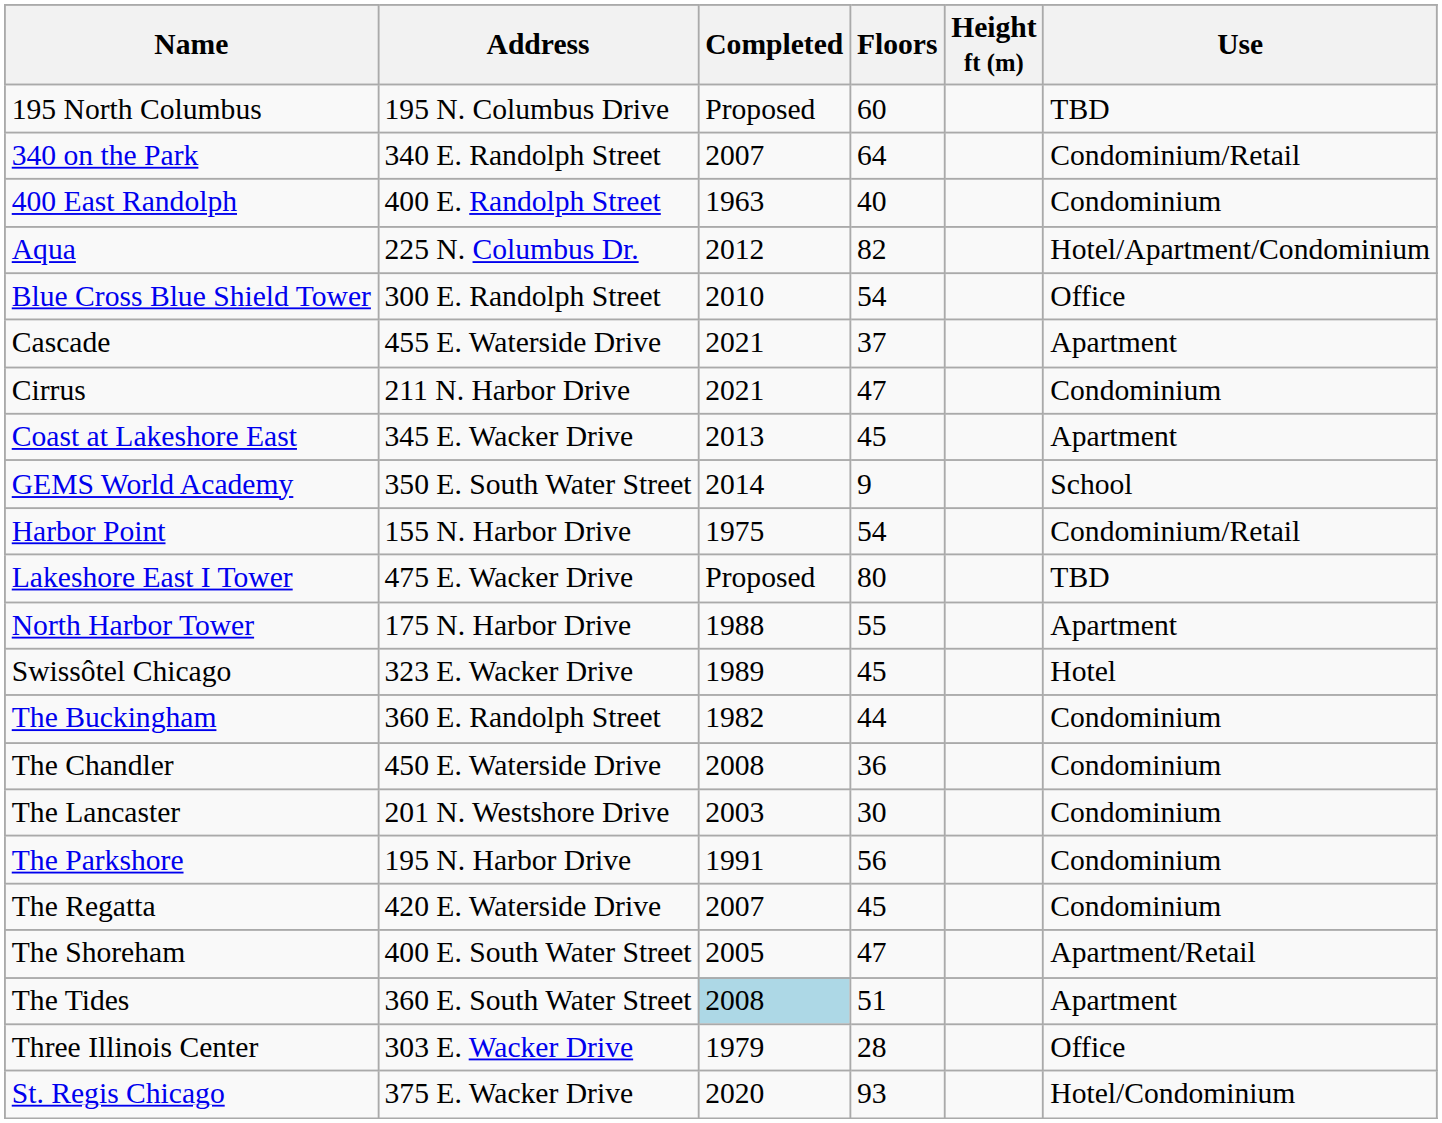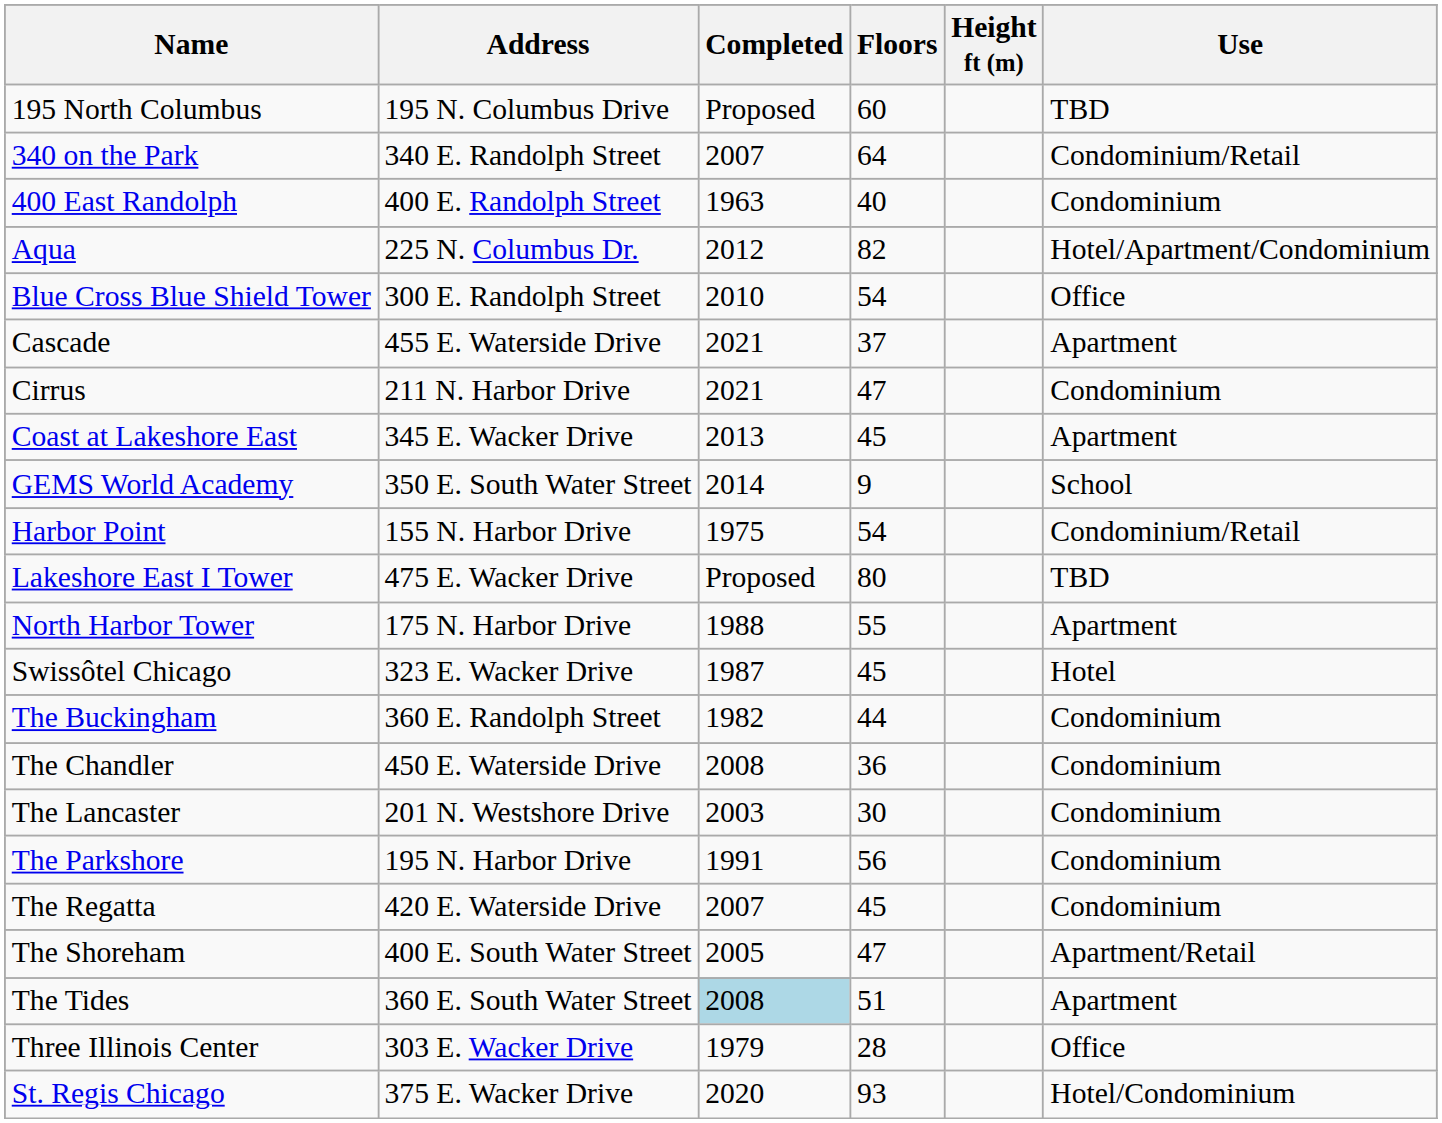(735, 671) 1989 -> (735, 671) 1987
